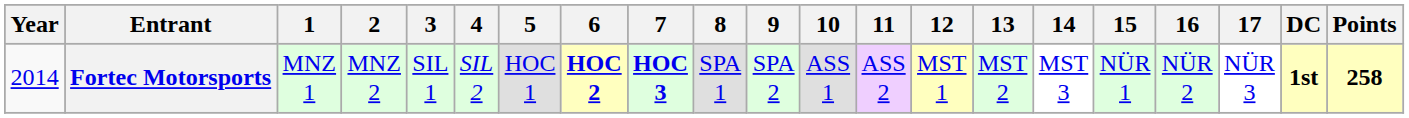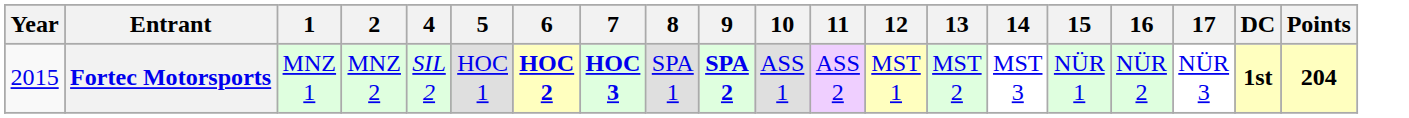- column: (430, 23)
(35, 77) 2014 -> (35, 77) 2015
(774, 77) normal -> (727, 77) bold
(1365, 77) 258 -> (1319, 77) 204
